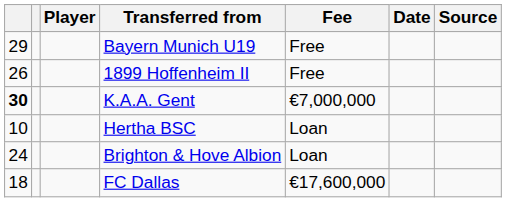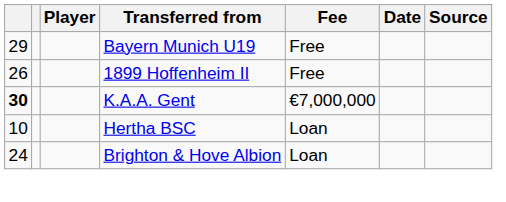- row: (141, 182)
